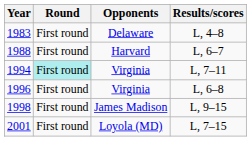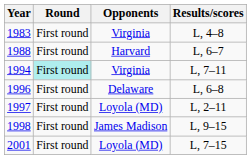(131, 32) Delaware -> (131, 32) Virginia
(131, 88) Virginia -> (131, 88) Delaware
+ row: (19, 107)
